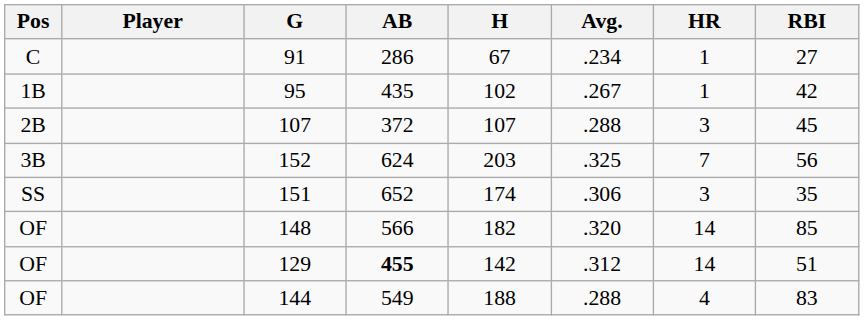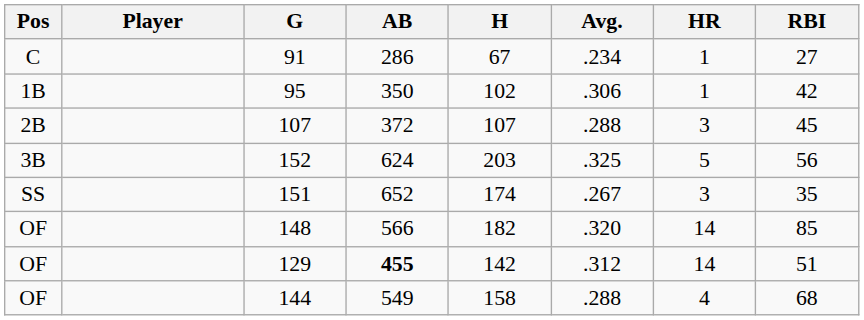(397, 90) 435 -> (397, 90) 350
(602, 90) .267 -> (602, 90) .306
(704, 159) 7 -> (704, 159) 5
(602, 194) .306 -> (602, 194) .267
(500, 297) 188 -> (500, 297) 158
(807, 297) 83 -> (807, 297) 68
